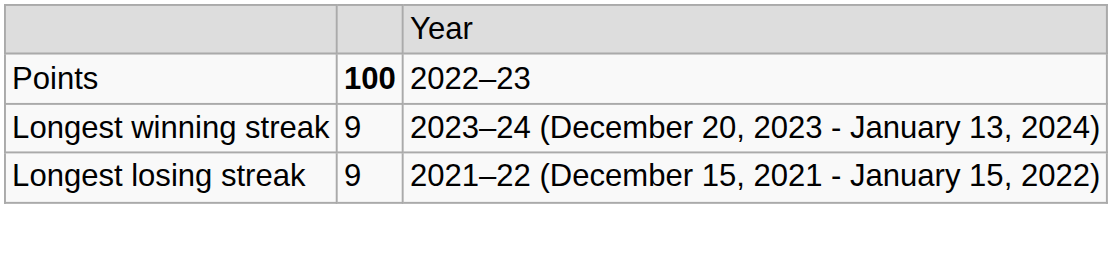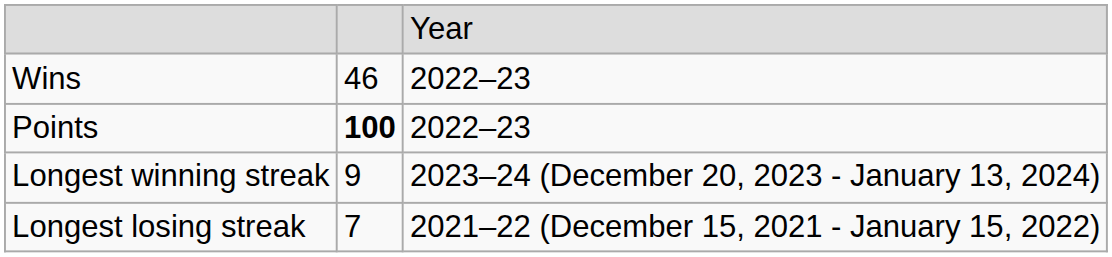+ row: (47, 78)
(353, 176) 9 -> (353, 226) 7
